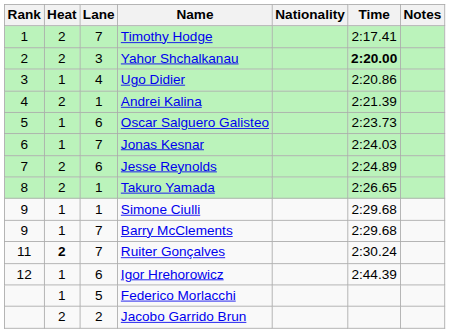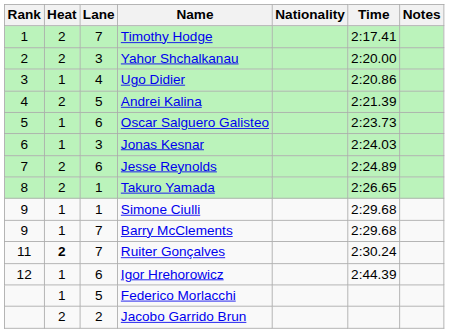(374, 58) bold -> (374, 58) normal
(99, 101) 1 -> (99, 101) 5
(99, 144) 7 -> (99, 144) 3
